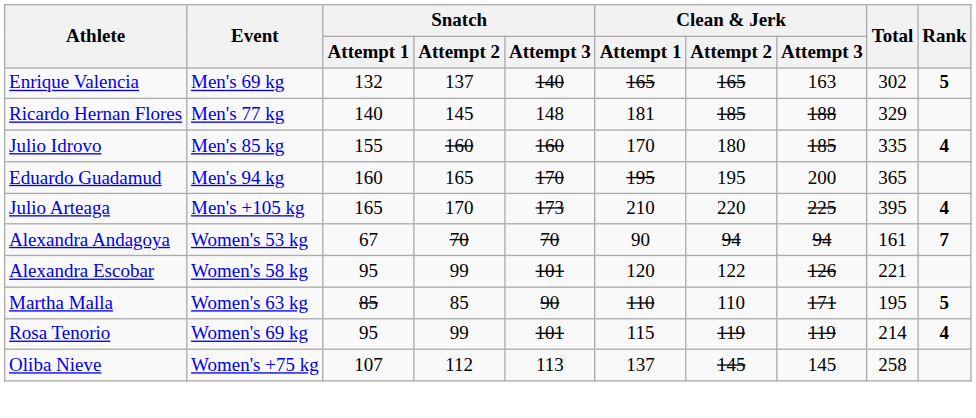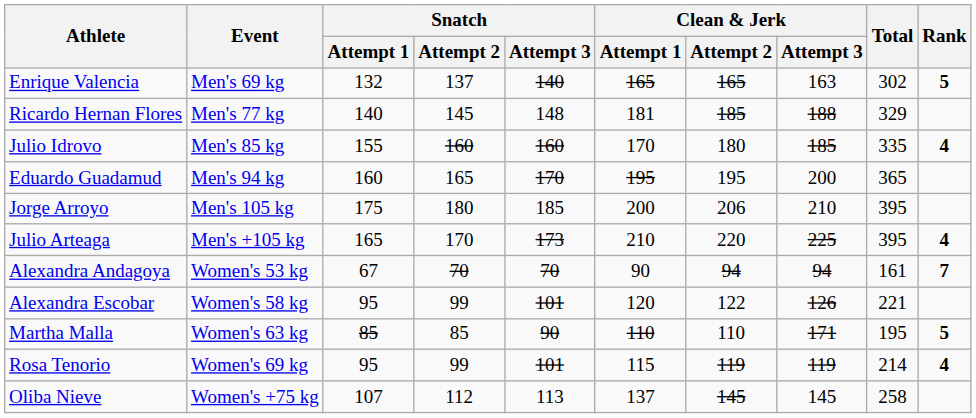+ row: (59, 208)
